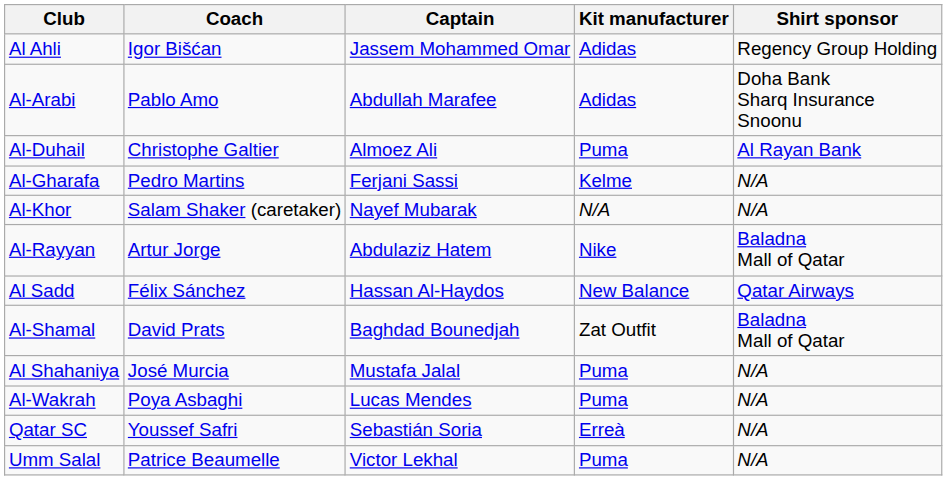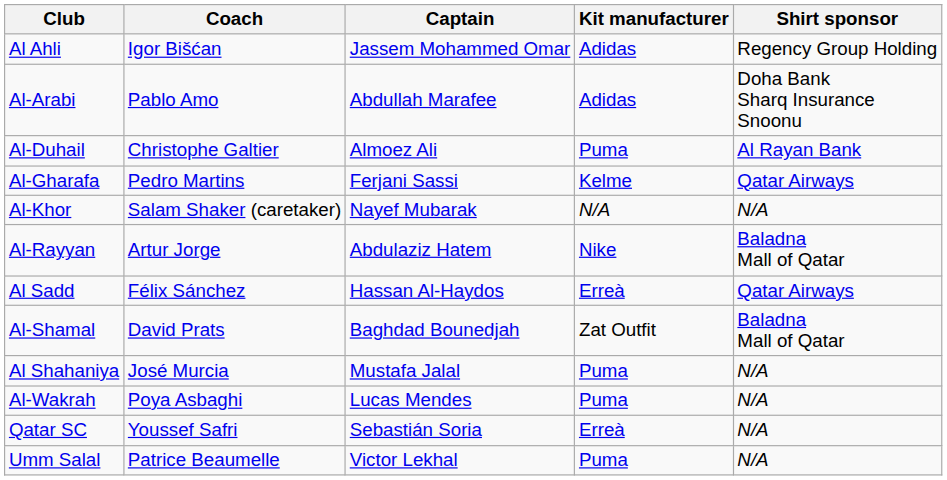(753, 180) N/A -> (796, 180) Qatar Airways
(634, 290) New Balance -> (602, 290) Erreà
